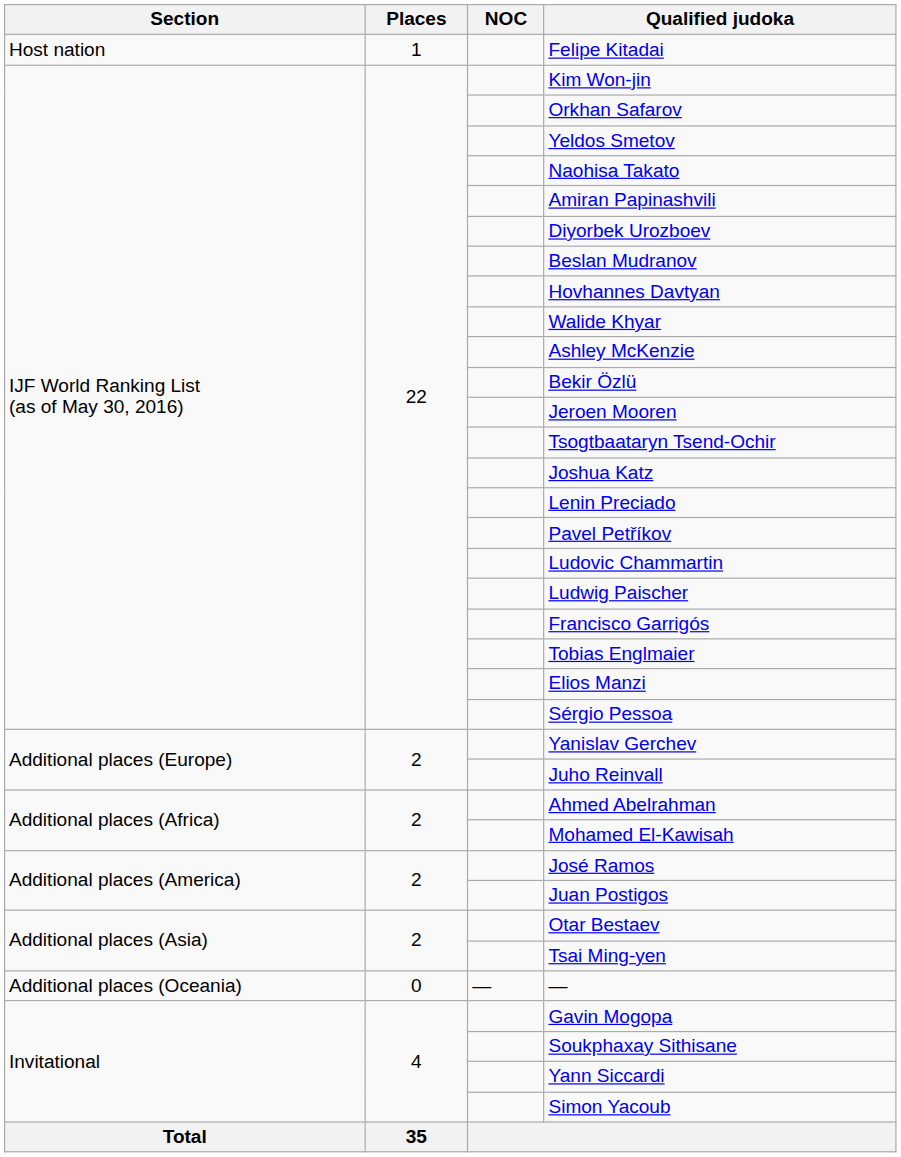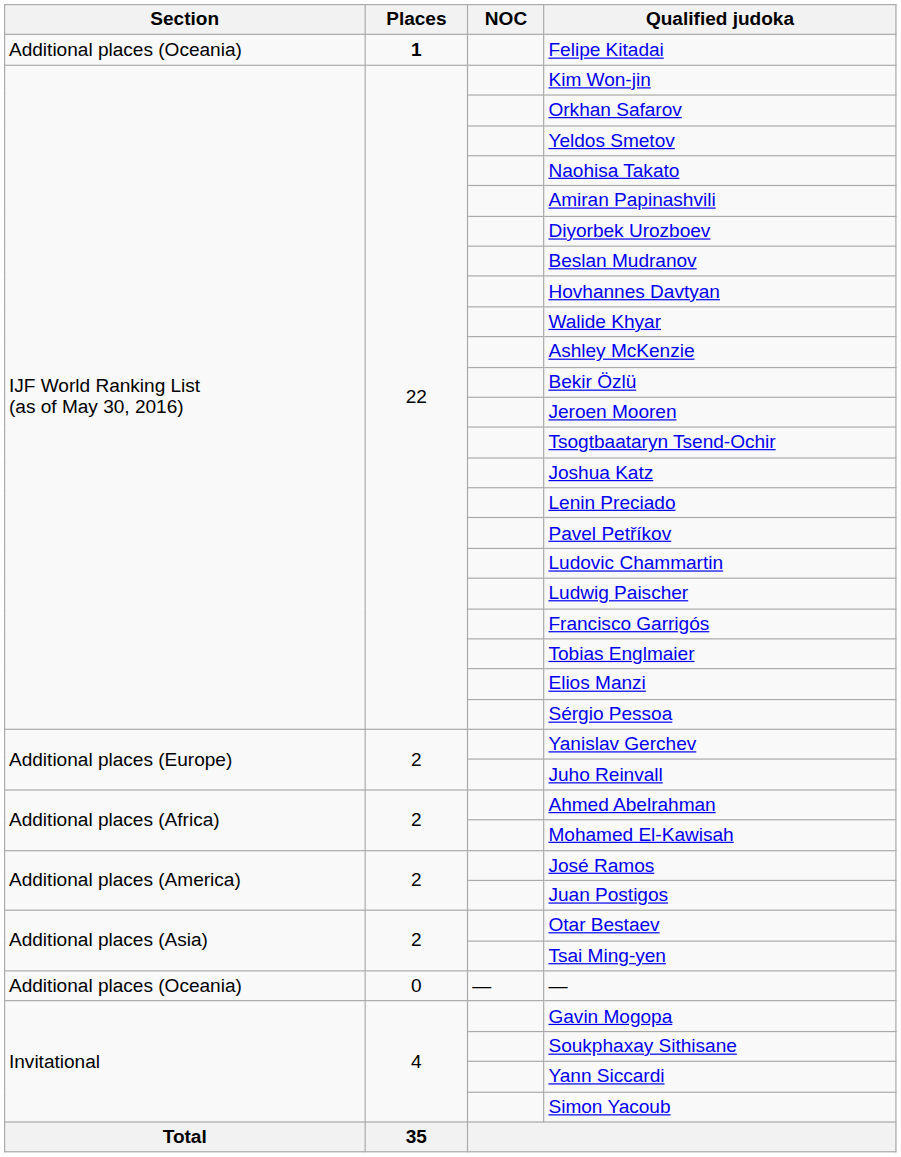(57, 49) Host nation -> (125, 49) Additional places (Oceania)
(416, 49) normal -> (416, 49) bold
